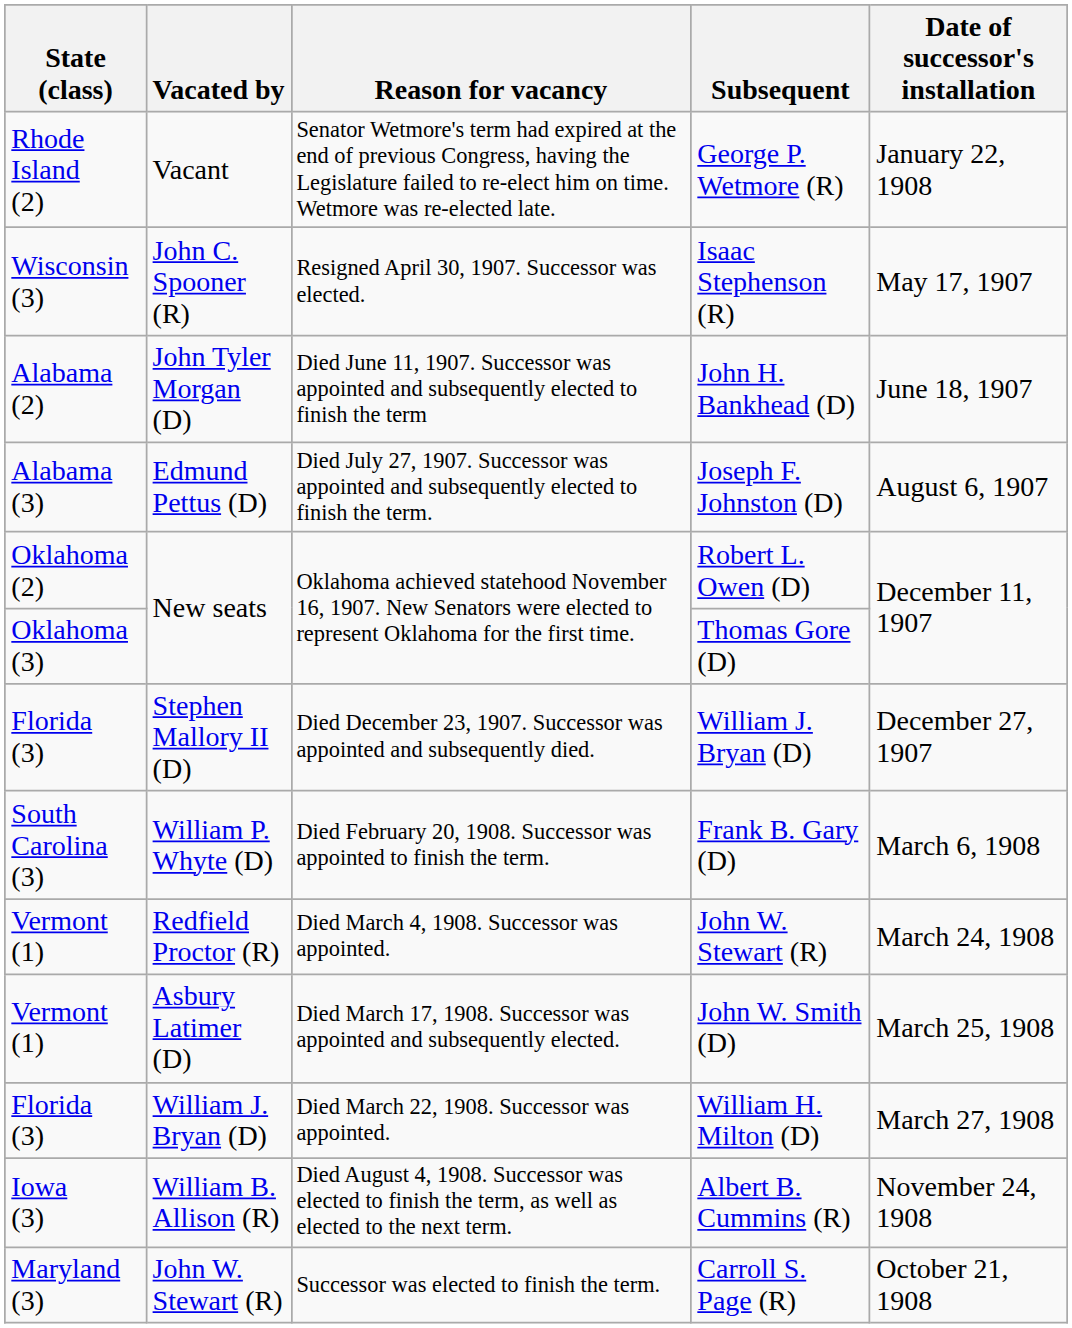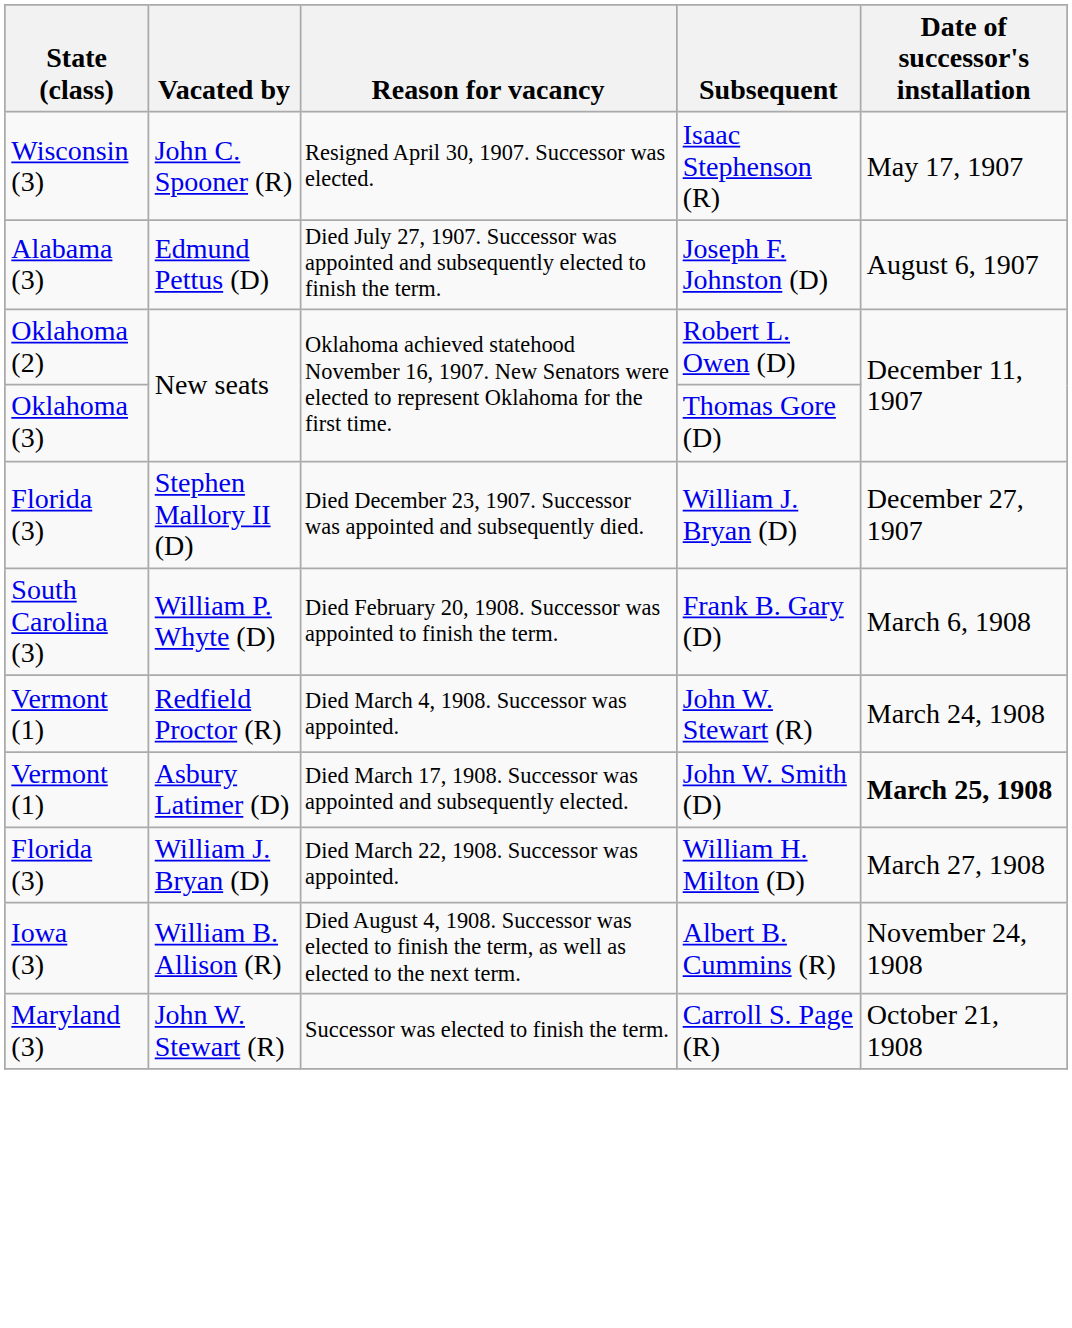- row: (770, 169)
- row: (776, 388)
(965, 1028) normal -> (959, 789) bold
